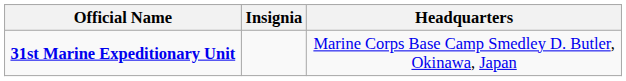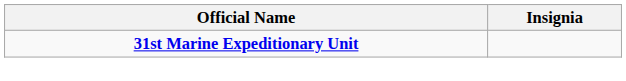- column: (464, 17)
